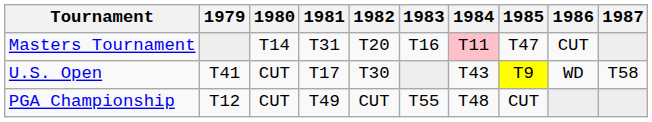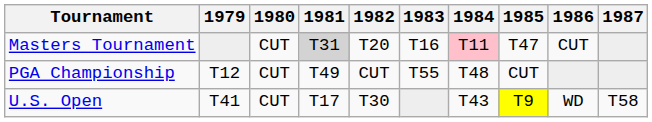(274, 47) T14 -> (274, 47) CUT
(324, 47) no background -> (324, 47) lightgrey background
rows swapped: (56, 75) <-> (92, 103)
